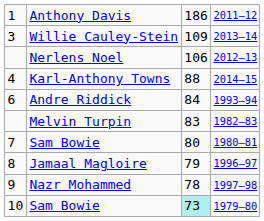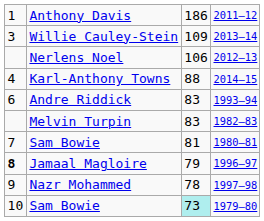(192, 100) 84 -> (192, 100) 83
(192, 142) 80 -> (192, 142) 81
(12, 163) normal -> (12, 163) bold
